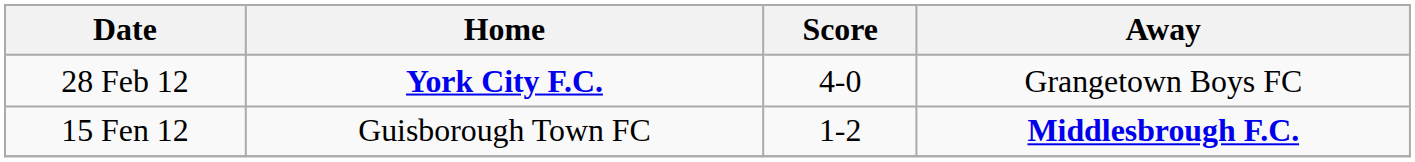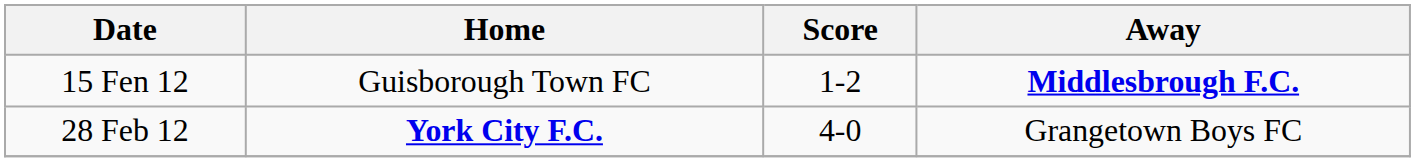rows swapped: (125, 130) <-> (125, 80)
